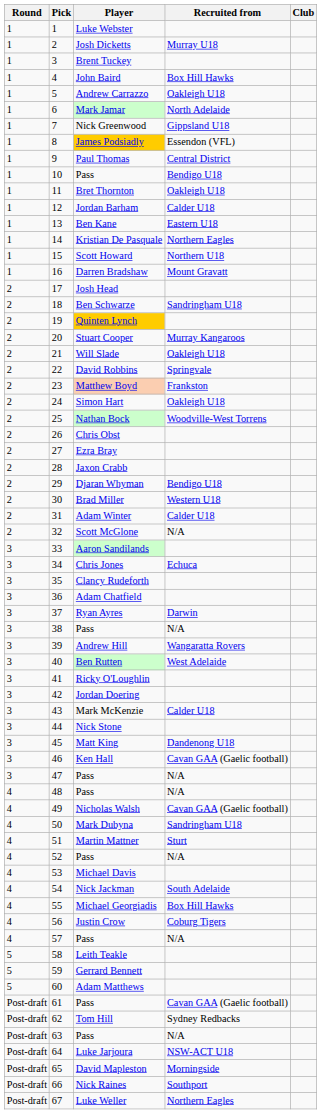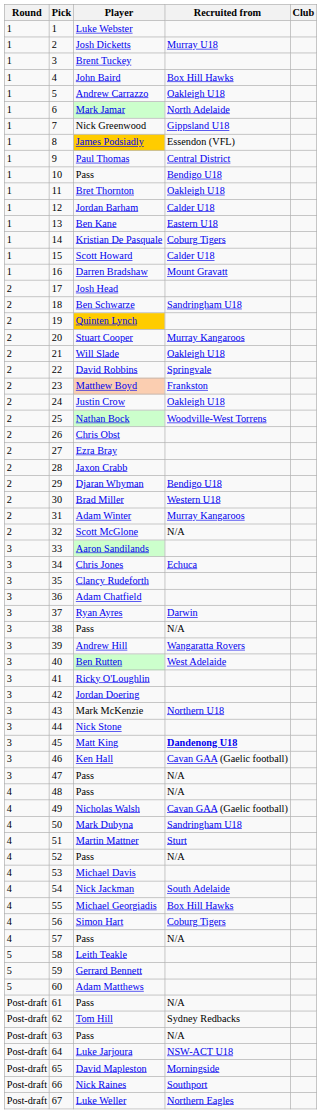(200, 239) Northern Eagles -> (196, 239) Coburg Tigers
(196, 256) Northern U18 -> (191, 256) Calder U18
(100, 402) Simon Hart -> (100, 402) Justin Crow
(191, 516) Calder U18 -> (206, 516) Murray Kangaroos
(191, 710) Calder U18 -> (196, 710) Northern U18
(201, 743) normal -> (202, 743) bold
(100, 922) Justin Crow -> (100, 922) Simon Hart
(227, 1003) Cavan GAA (Gaelic football) -> (176, 1003) N/A
